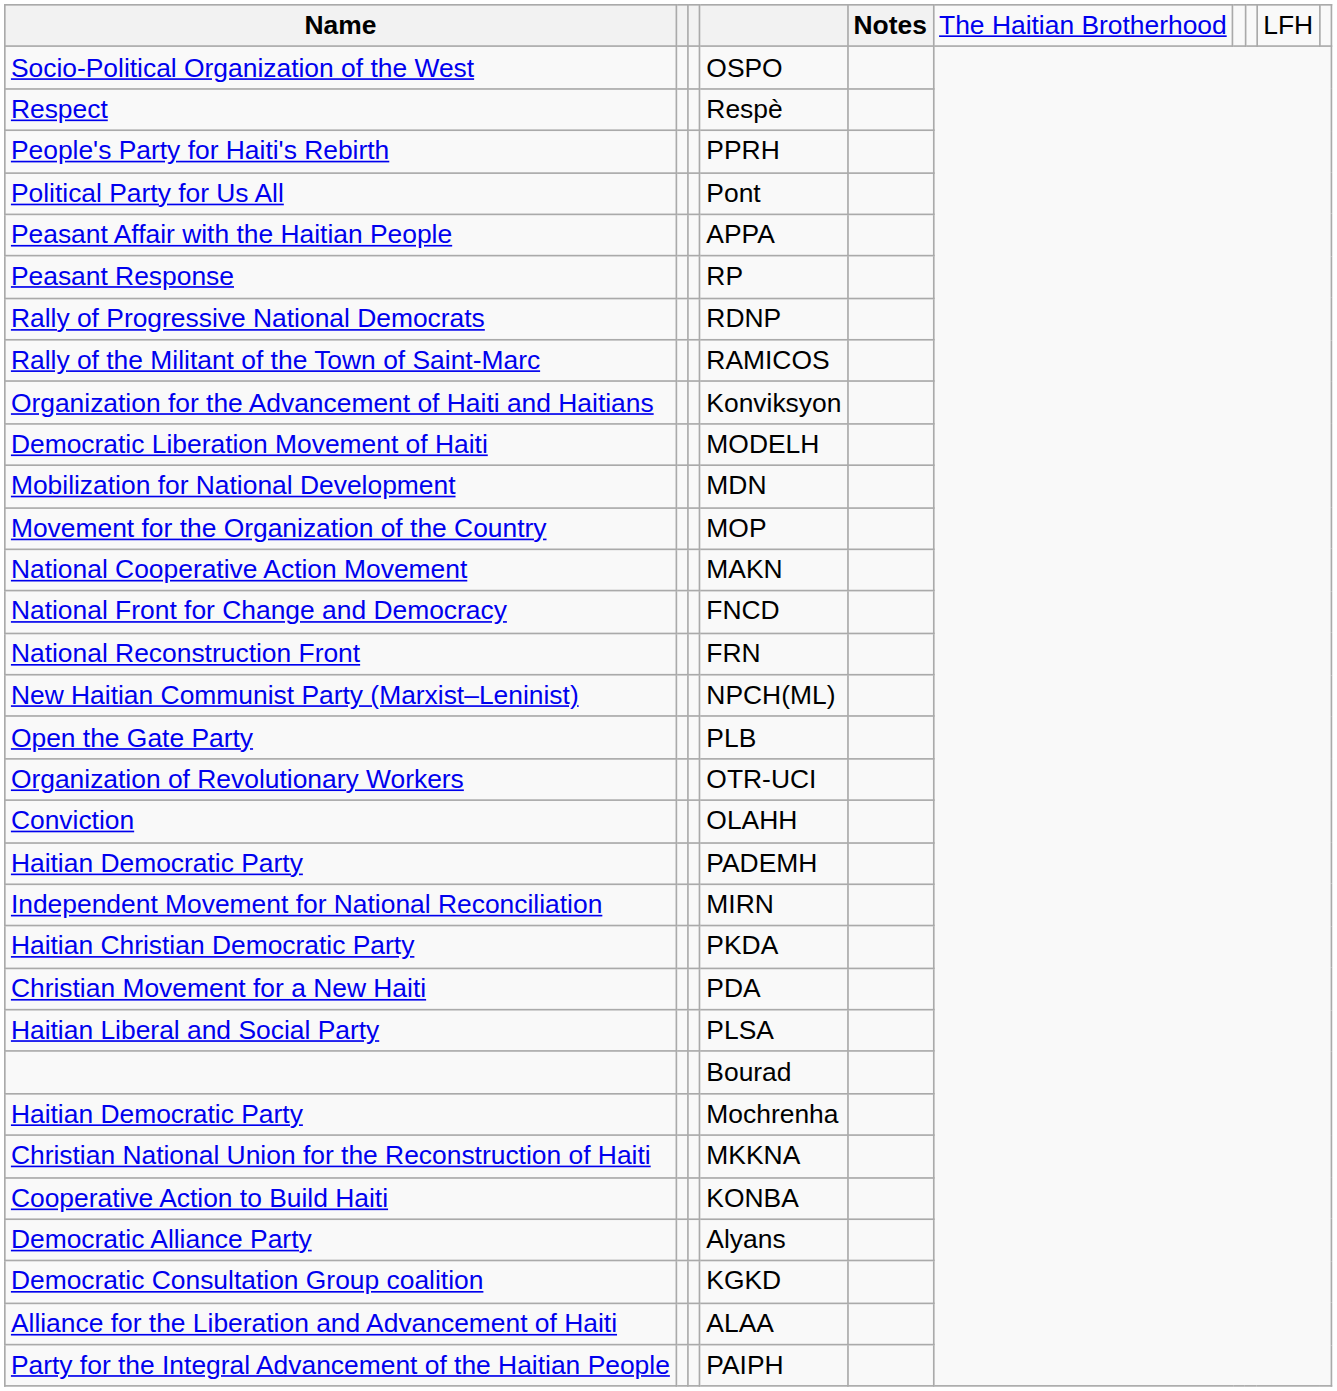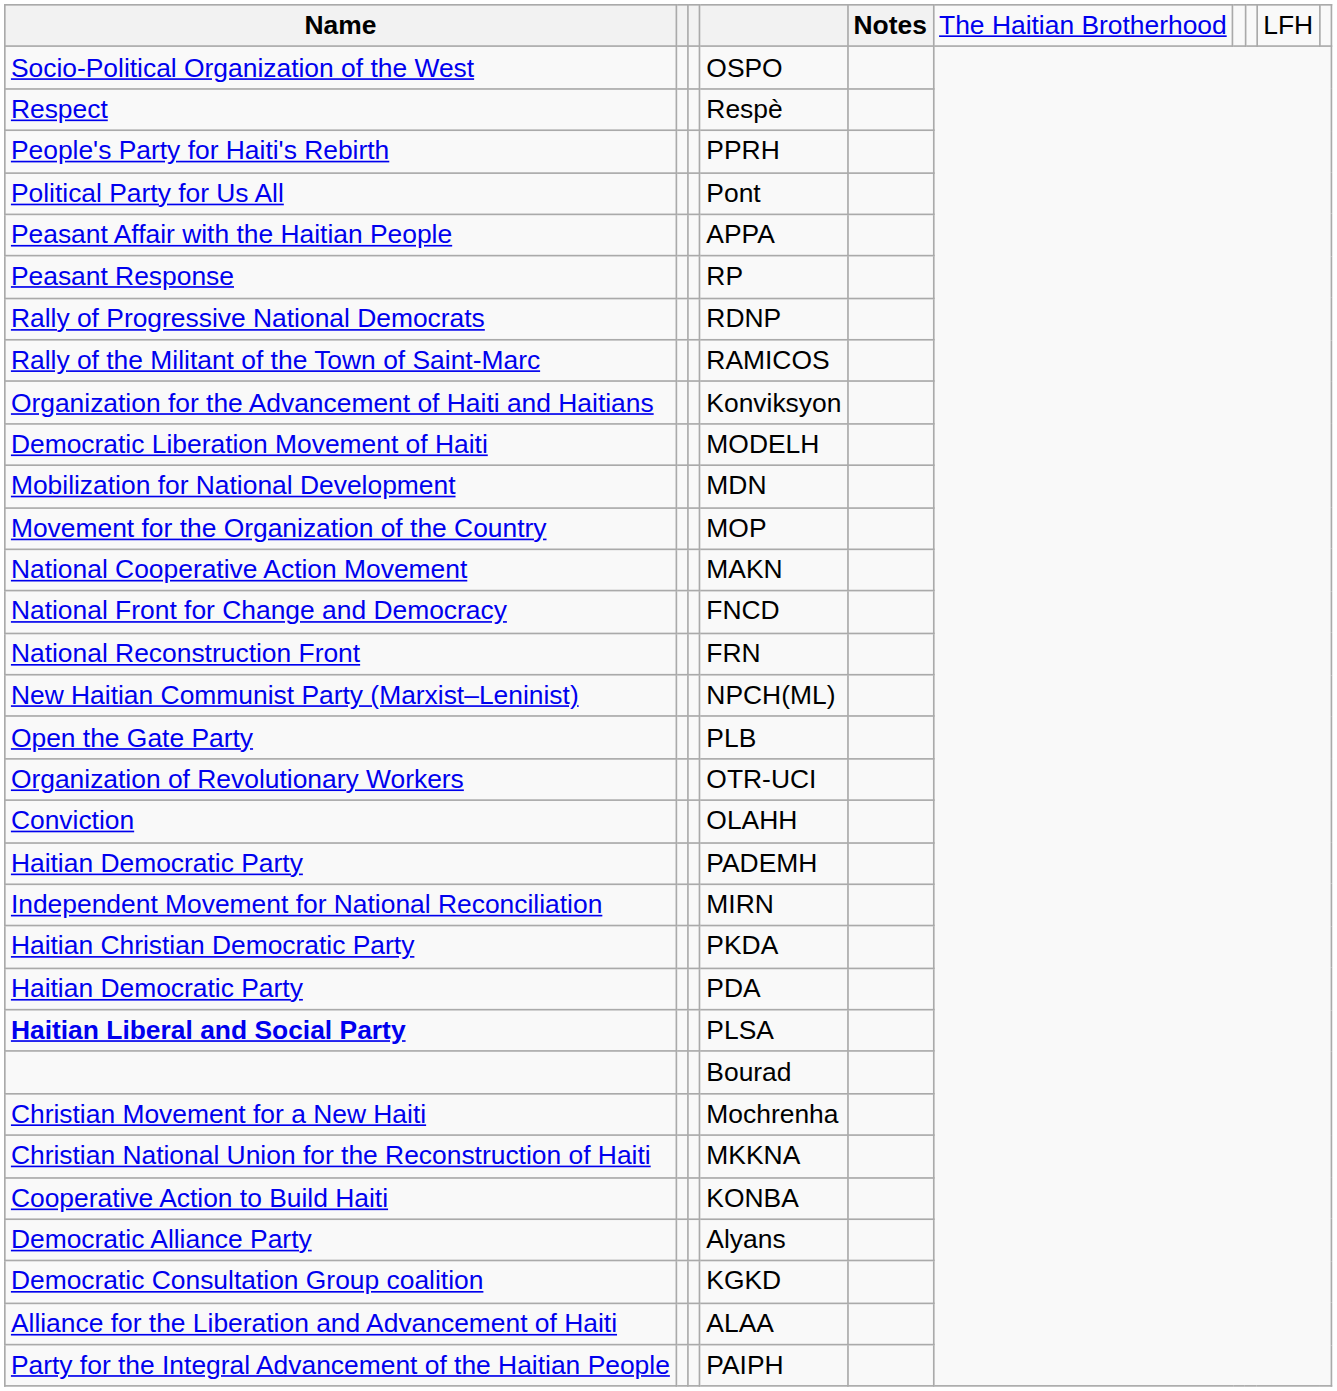(219, 988) Christian Movement for a New Haiti -> (157, 988) Haitian Democratic Party
(195, 1030) normal -> (208, 1030) bold
(157, 1114) Haitian Democratic Party -> (219, 1114) Christian Movement for a New Haiti
